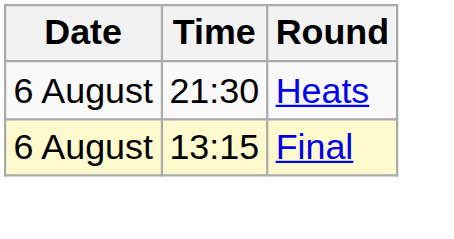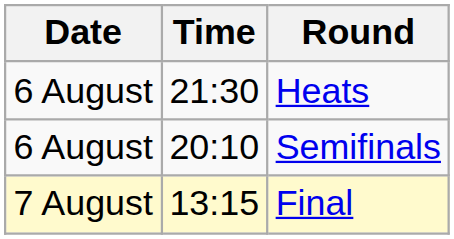+ row: (358, 146)
(83, 146) 6 August -> (83, 203) 7 August
